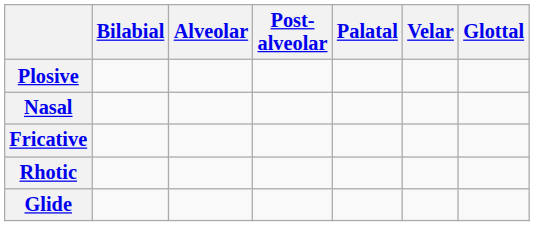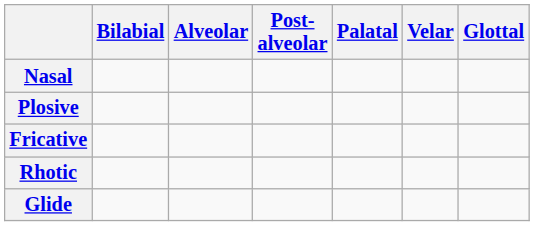rows swapped: (48, 107) <-> (48, 75)
